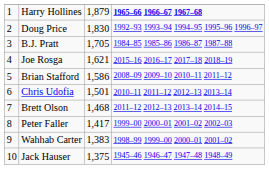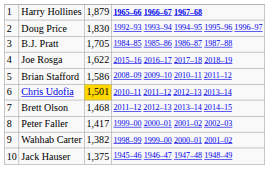(98, 60) 1,621 -> (98, 60) 1,622
(98, 92) no background -> (98, 92) gold background
(98, 140) 1,383 -> (98, 140) 1,382
